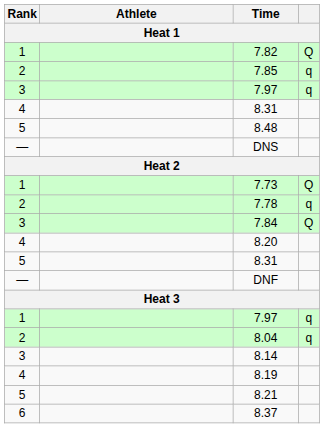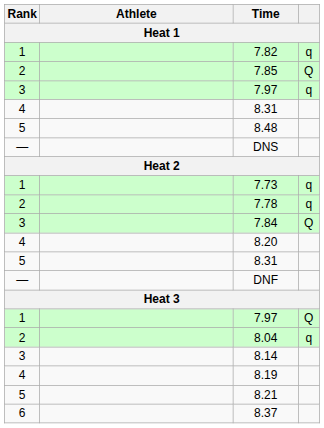(309, 52) Q -> (309, 52) q
(309, 71) q -> (309, 71) Q
(309, 185) Q -> (309, 185) q
(309, 318) q -> (309, 318) Q
